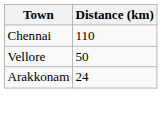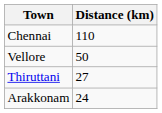+ row: (34, 77)
